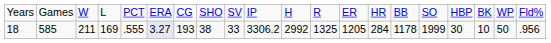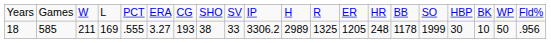(160, 30) lavender background -> (160, 30) no background
(296, 30) 2992 -> (296, 30) 2989
(380, 30) 284 -> (380, 30) 248
